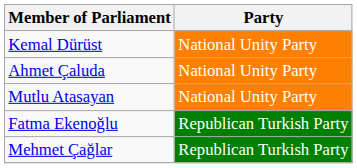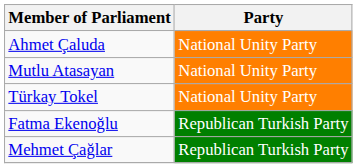- row: (55, 44)
+ row: (53, 96)
